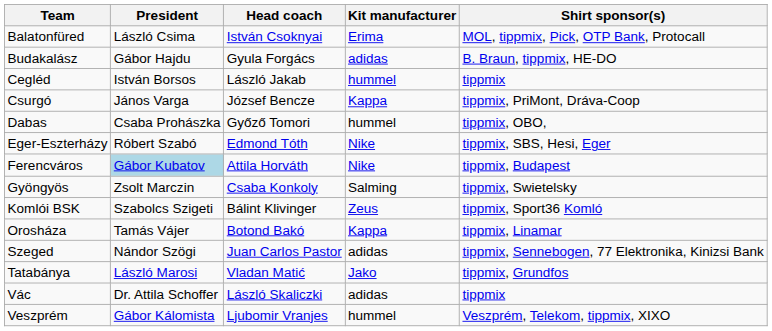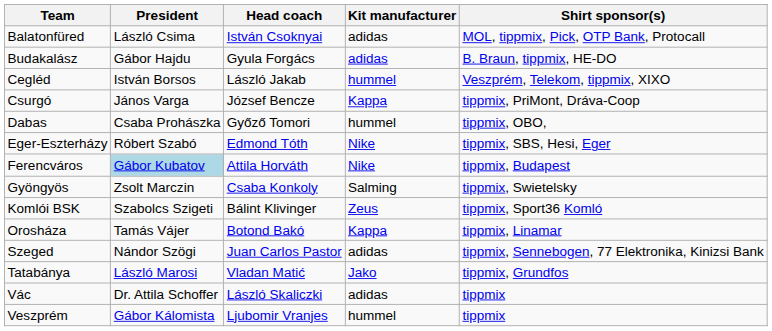(366, 37) Erima -> (368, 37) adidas
(484, 80) tippmix -> (566, 80) Veszprém, Telekom, tippmix, XIXO
(566, 315) Veszprém, Telekom, tippmix, XIXO -> (484, 315) tippmix
